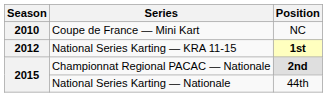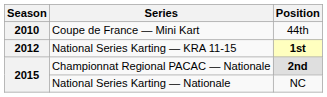(298, 30) NC -> (298, 30) 44th
(298, 83) 44th -> (298, 83) NC
